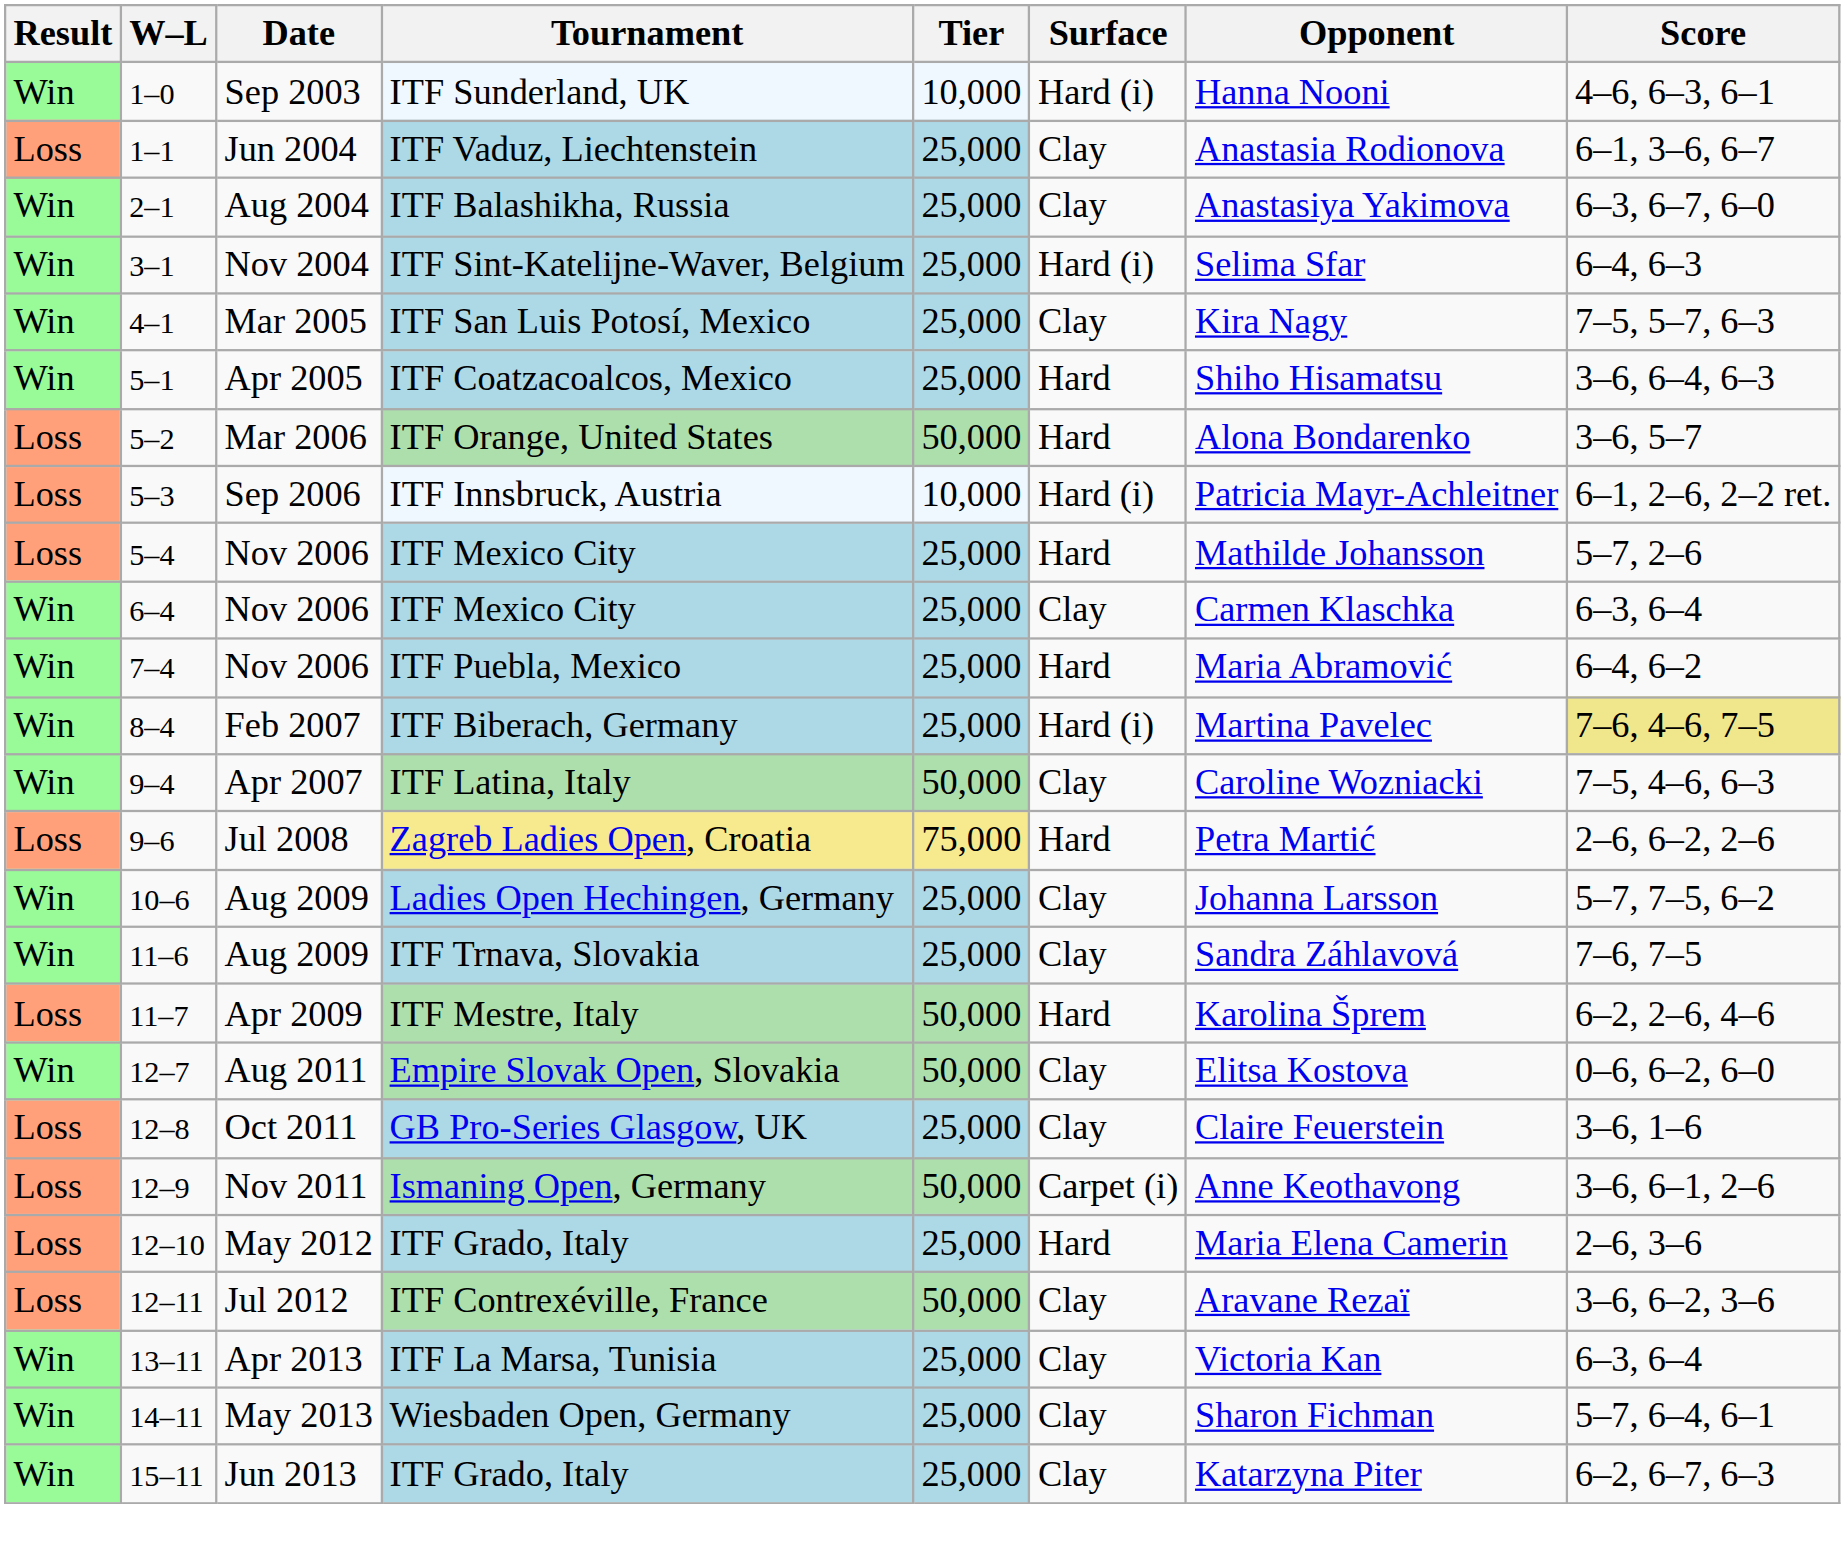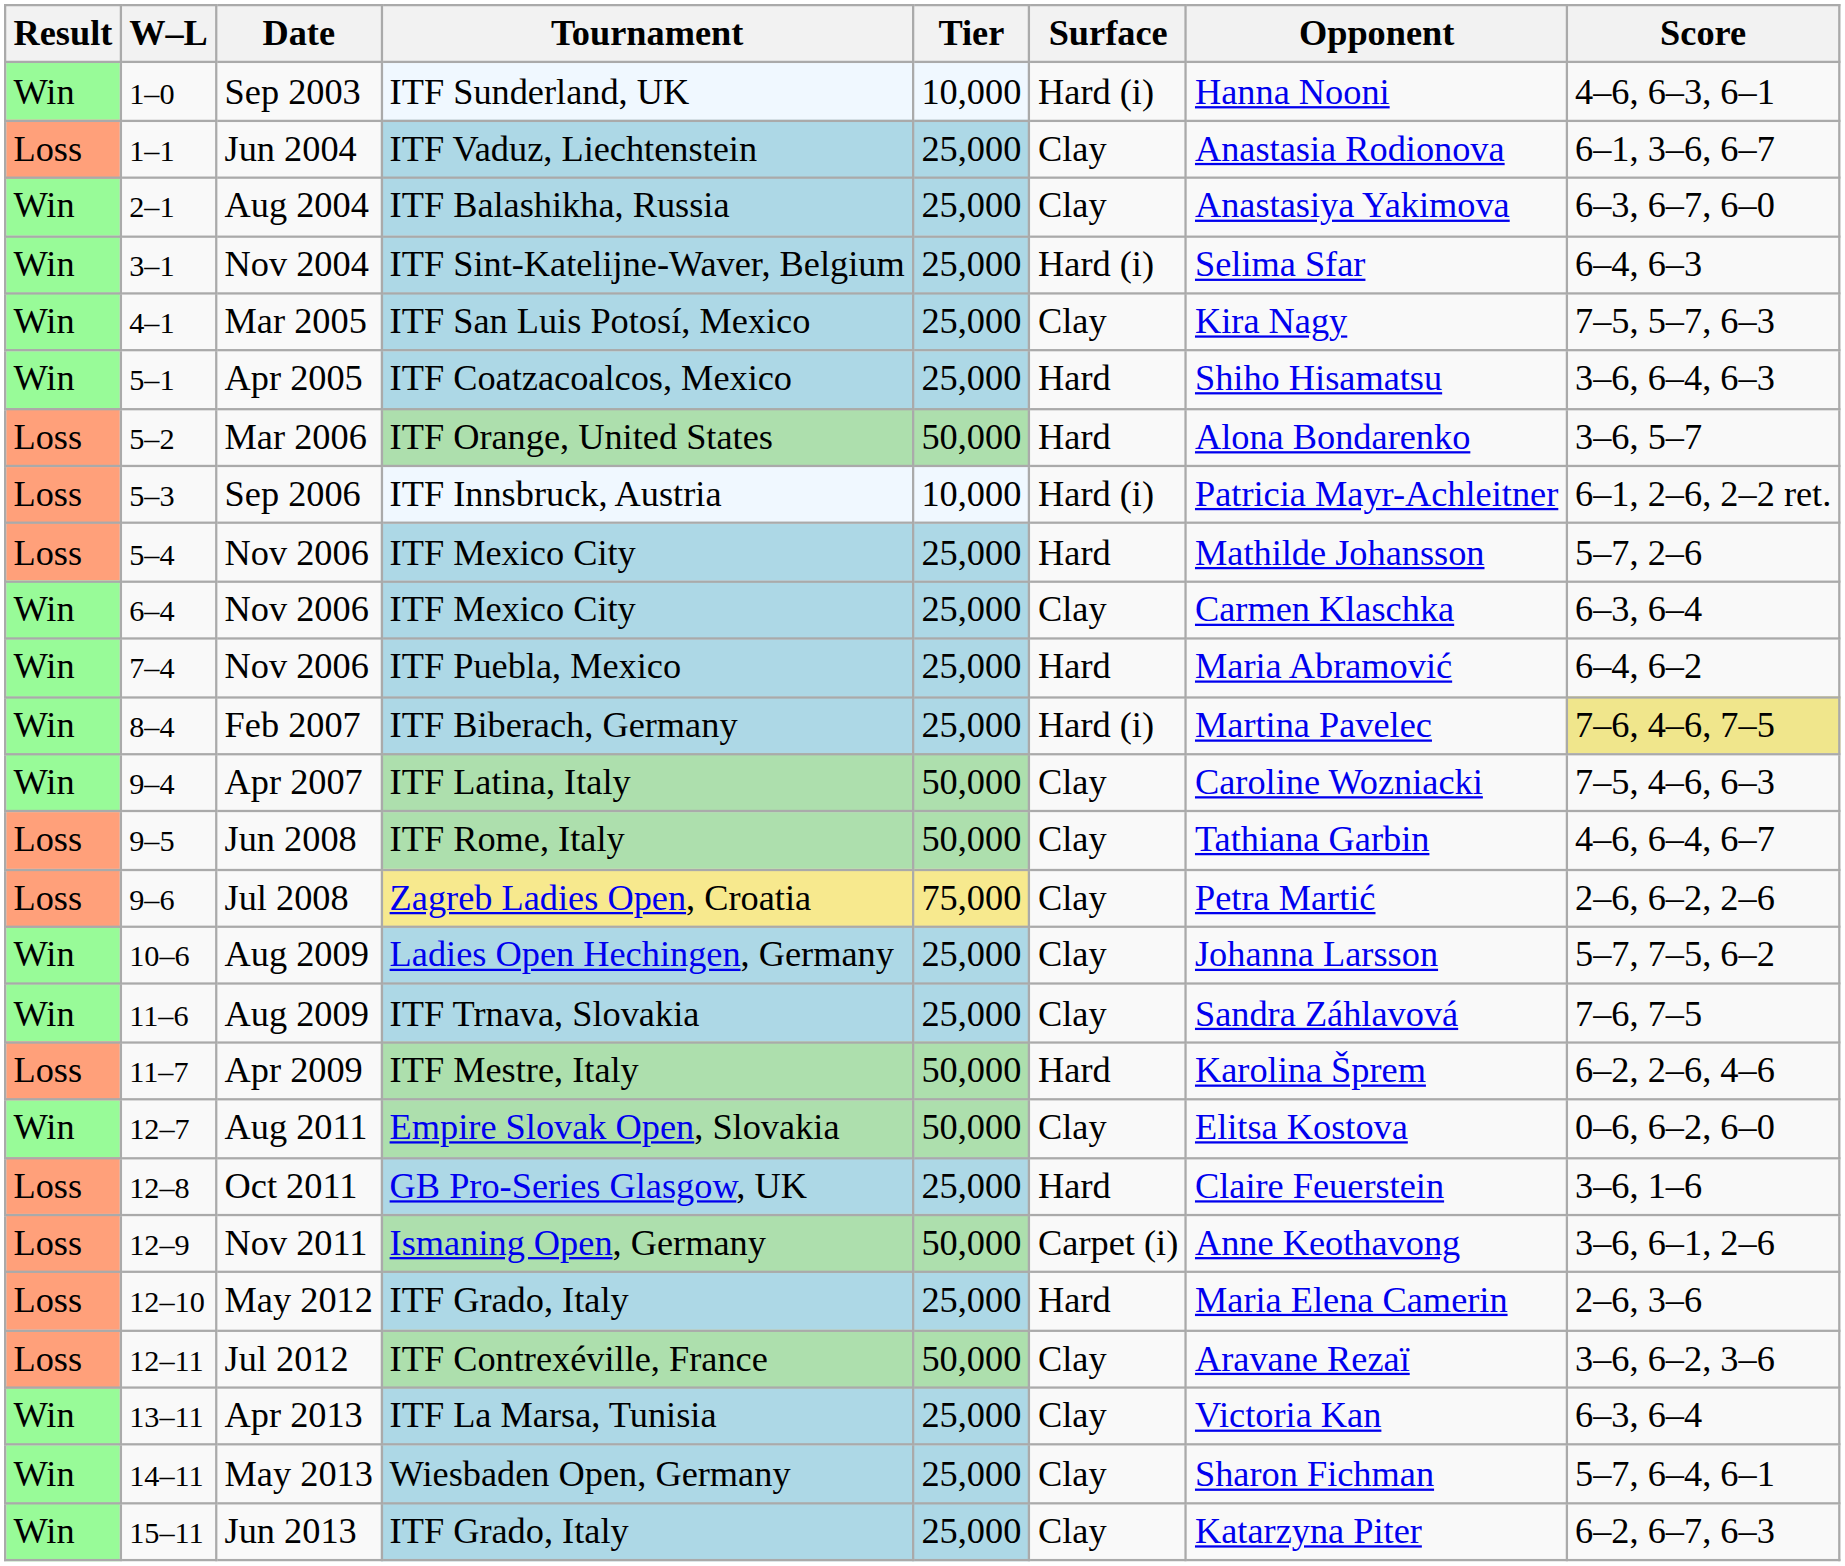+ row: (152, 841)
(1074, 839) Hard -> (1072, 897) Clay
(1072, 1127) Clay -> (1074, 1185) Hard
